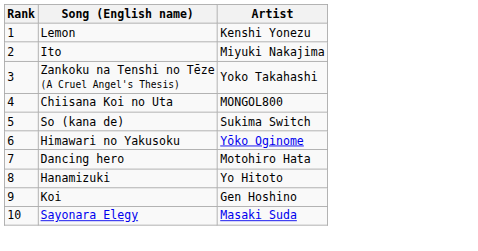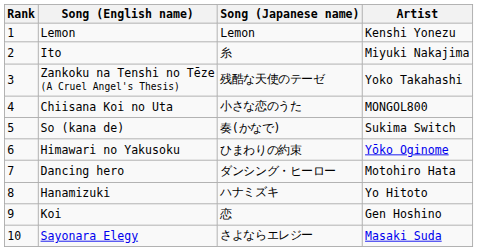+ column: (290, 14)
